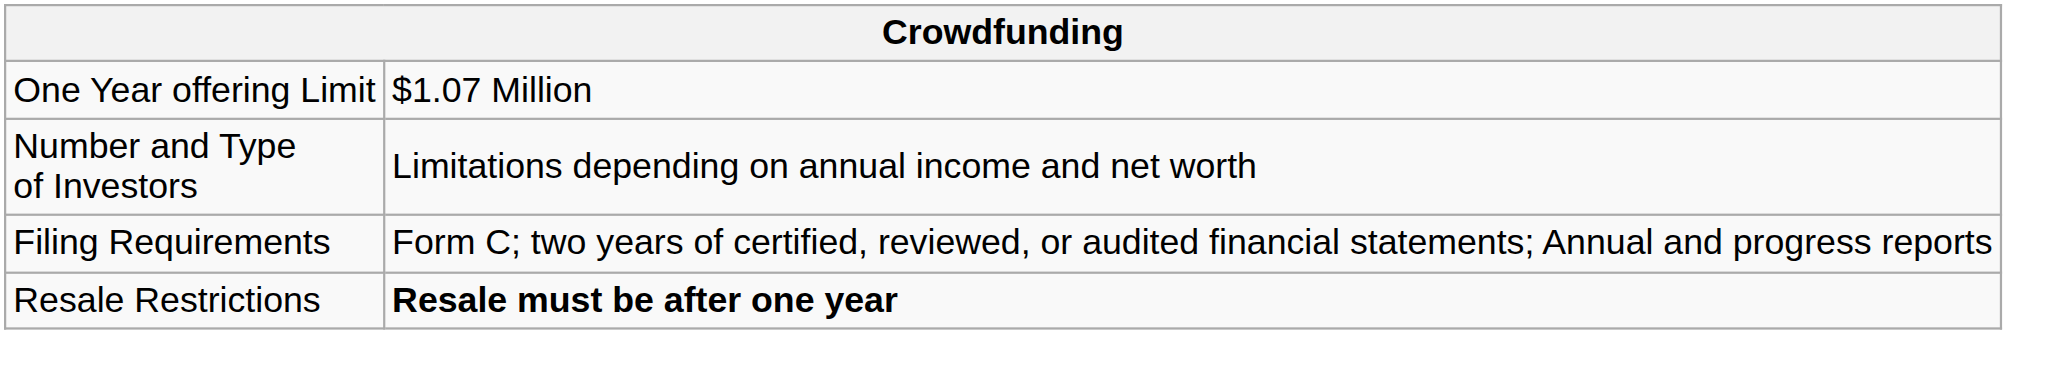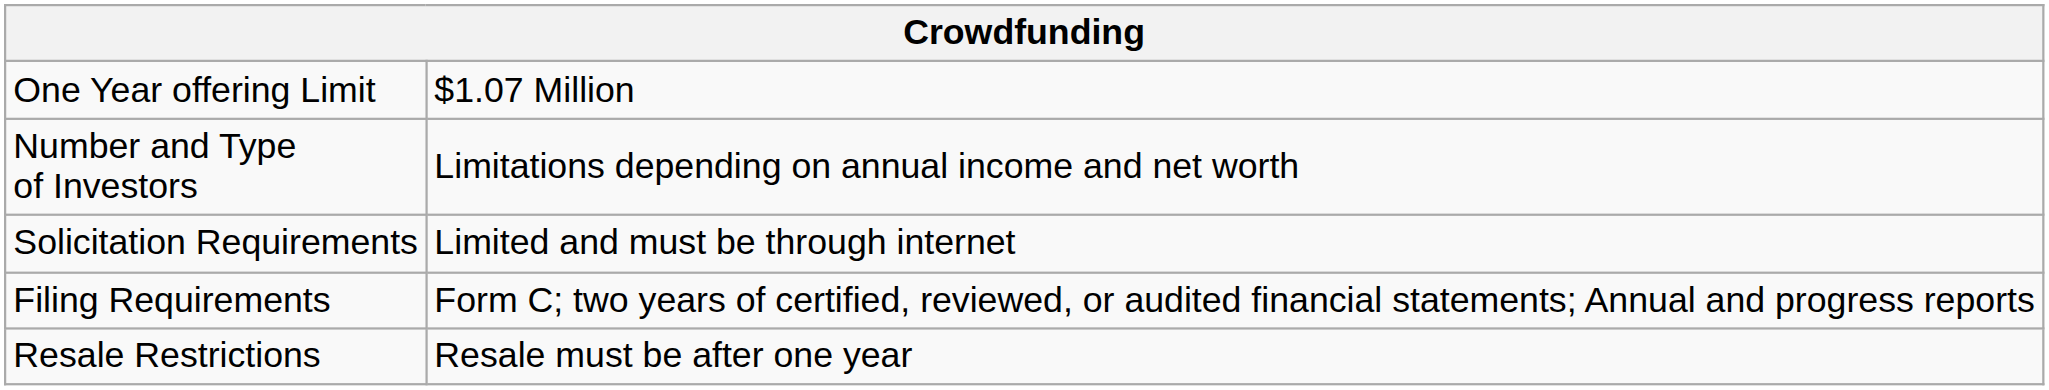+ row: (216, 242)
(645, 299) bold -> (673, 355) normal
